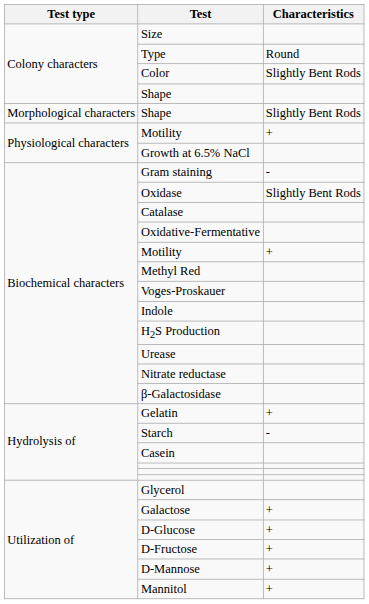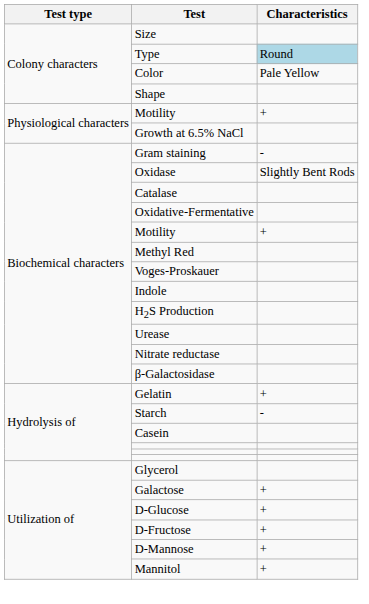(283, 53) no background -> (276, 53) lightblue background
(313, 73) Slightly Bent Rods -> (289, 73) Pale Yellow
- row: (71, 113)
